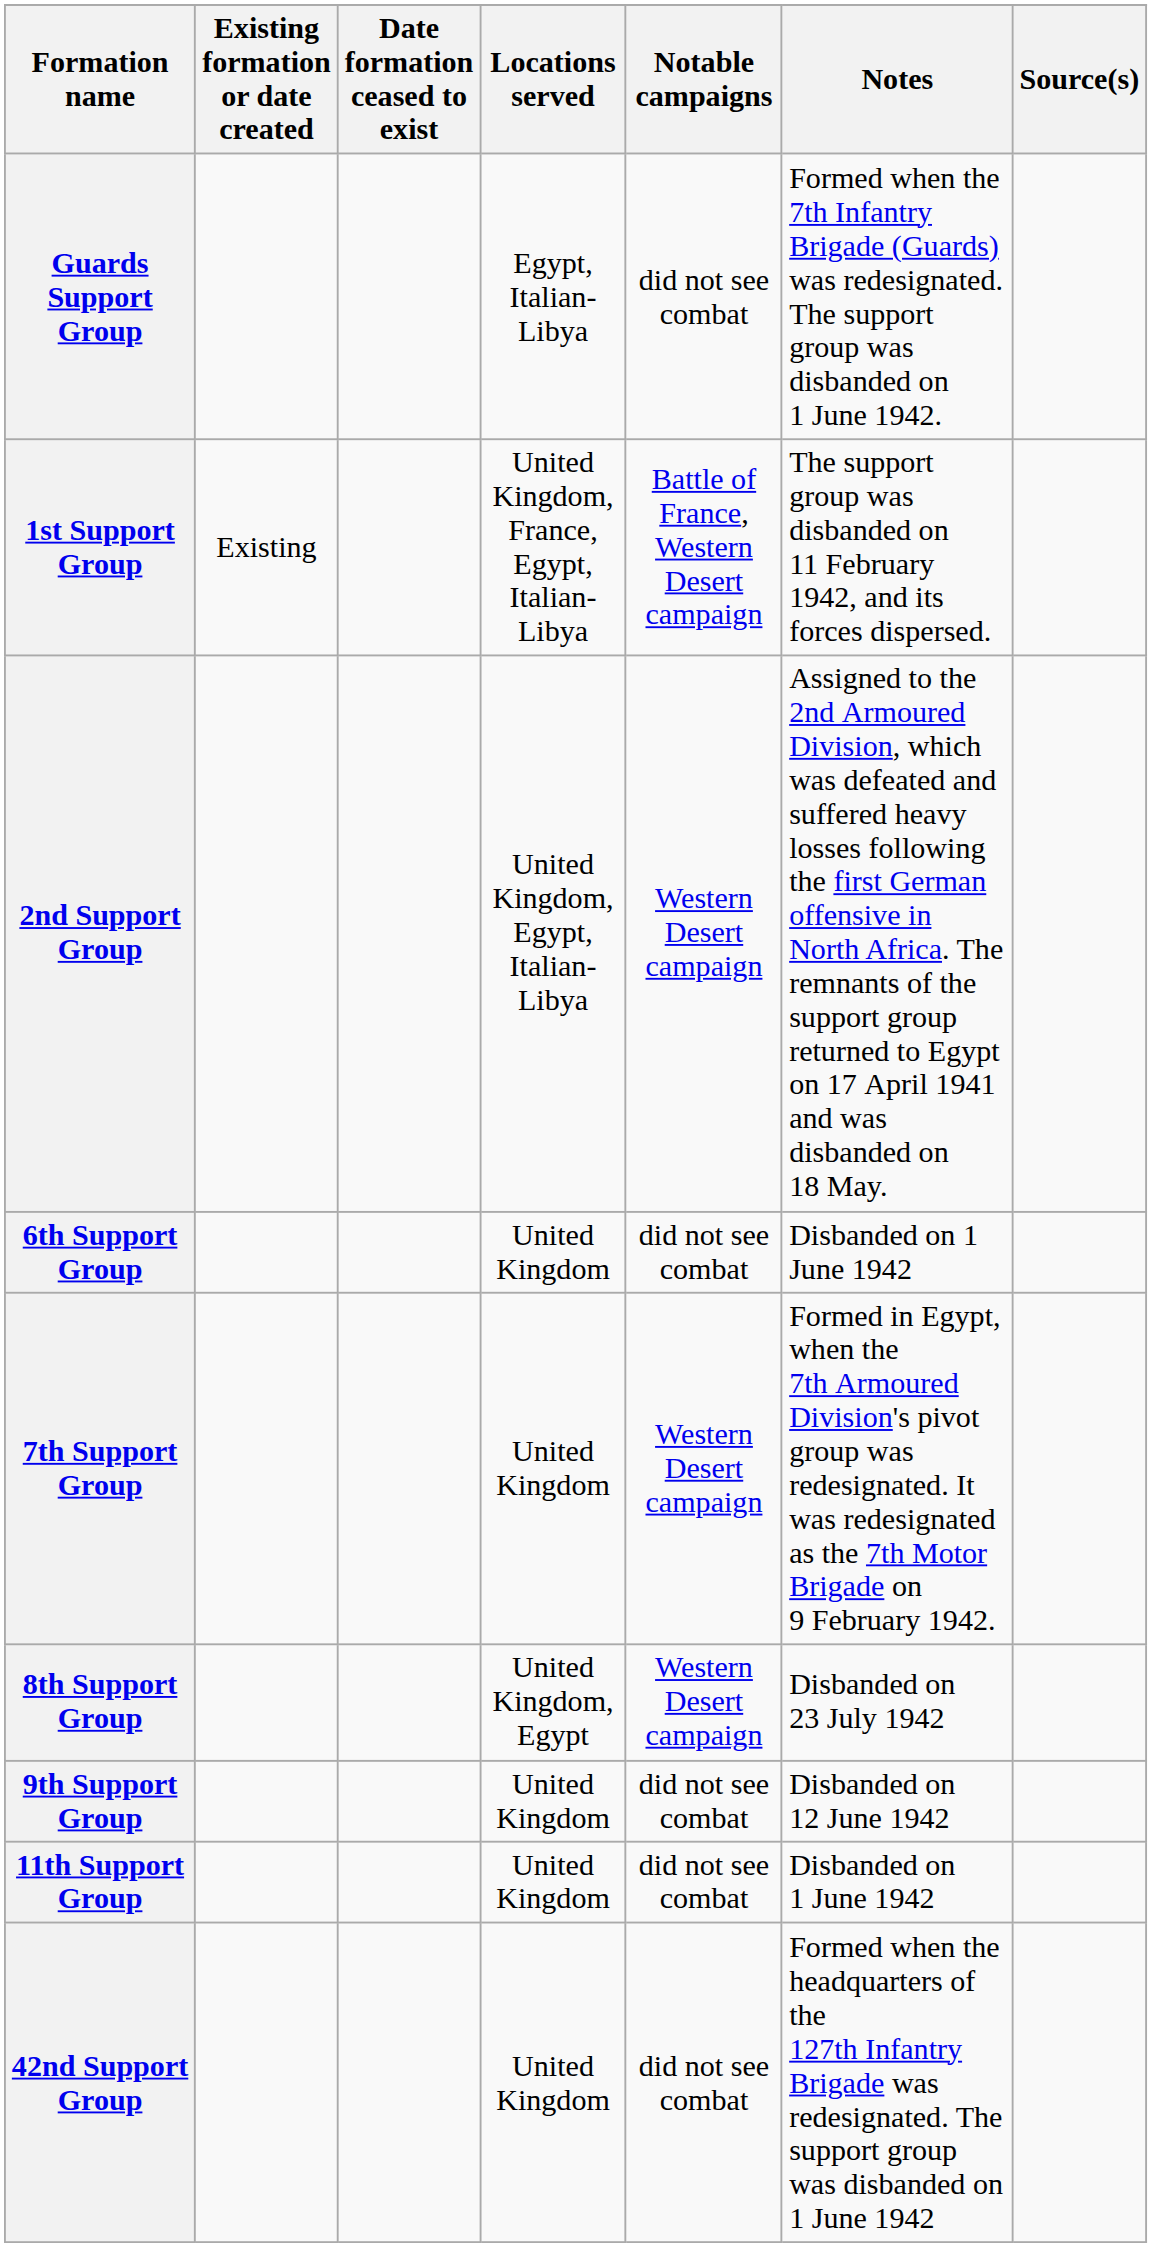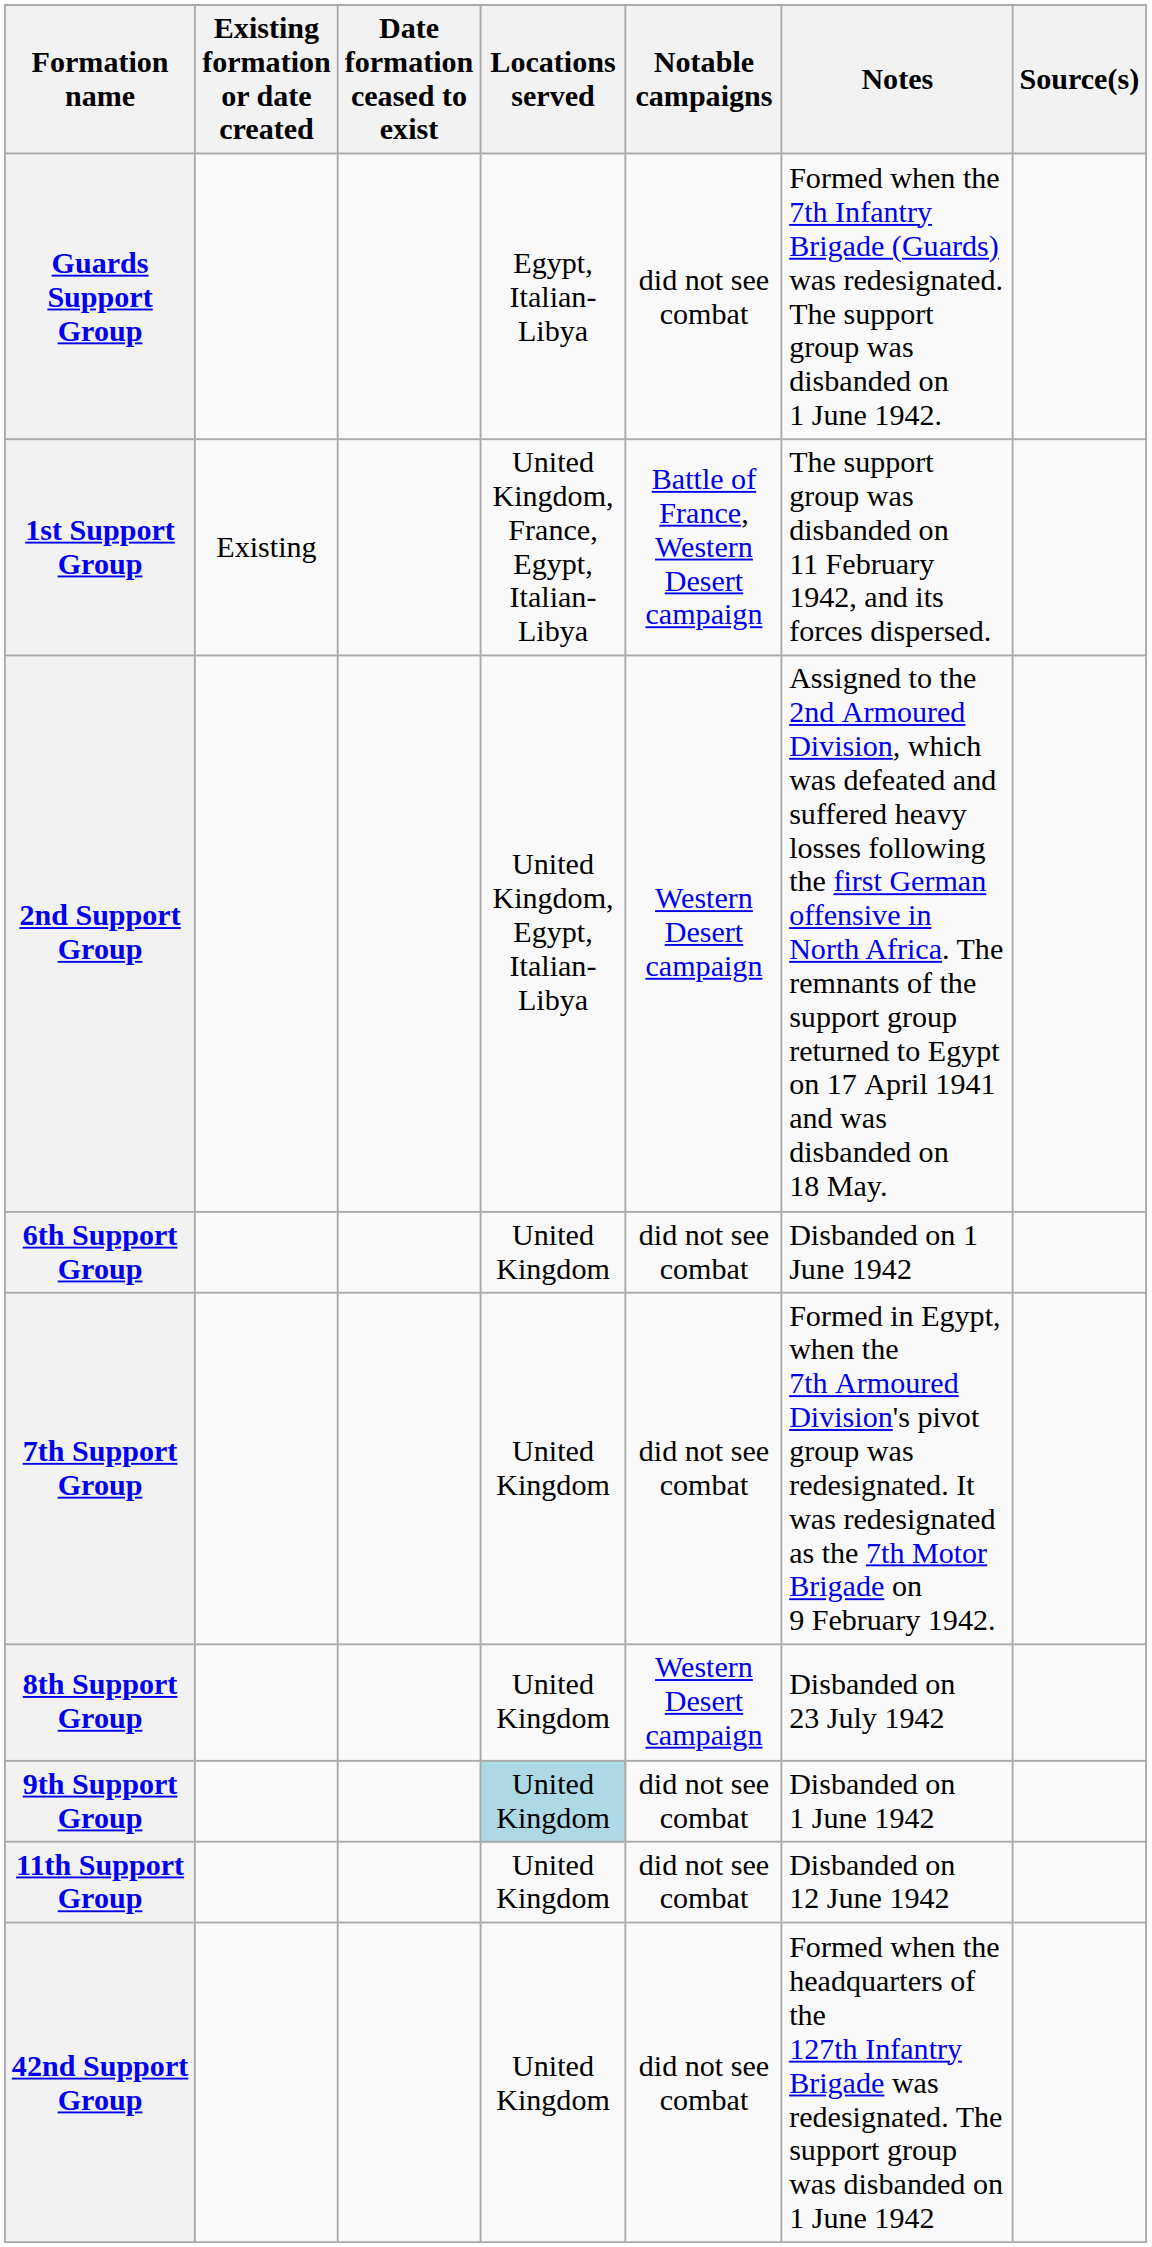(704, 1468) Western Desert campaign -> (704, 1468) did not see combat
(553, 1702) United Kingdom, Egypt -> (553, 1702) United Kingdom
(553, 1800) no background -> (553, 1800) lightblue background
(872, 1800) Disbanded on 12 June 1942 -> (872, 1800) Disbanded on 1 June 1942
(872, 1882) Disbanded on 1 June 1942 -> (872, 1882) Disbanded on 12 June 1942
